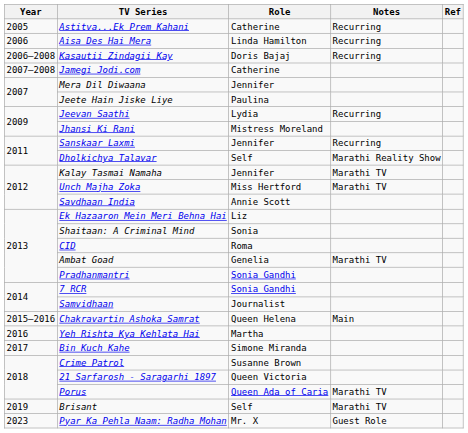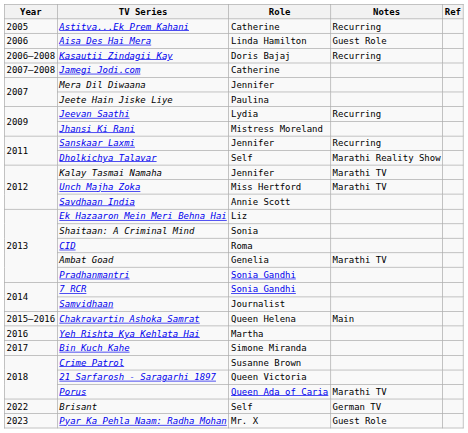(357, 41) Recurring -> (360, 41) Guest Role
(17, 406) 2019 -> (17, 406) 2022
(360, 406) Marathi TV -> (357, 406) German TV
